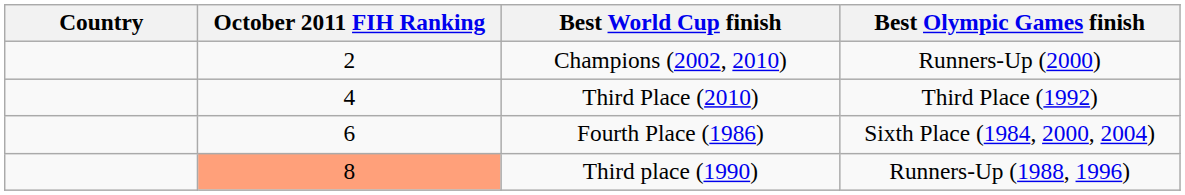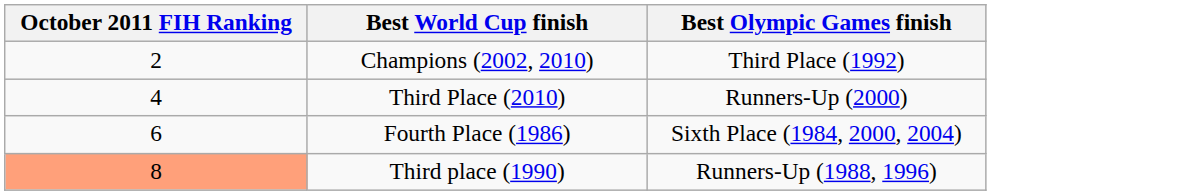- column: (101, 23)
(1010, 60) Runners-Up (2000) -> (816, 60) Third Place (1992)
(1010, 97) Third Place (1992) -> (816, 97) Runners-Up (2000)
